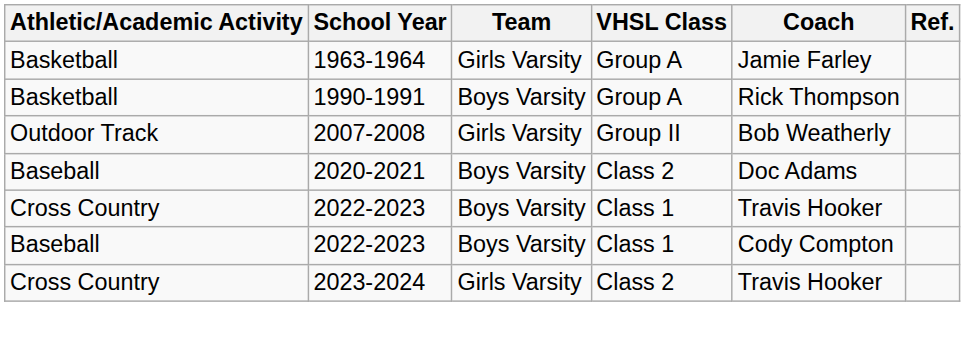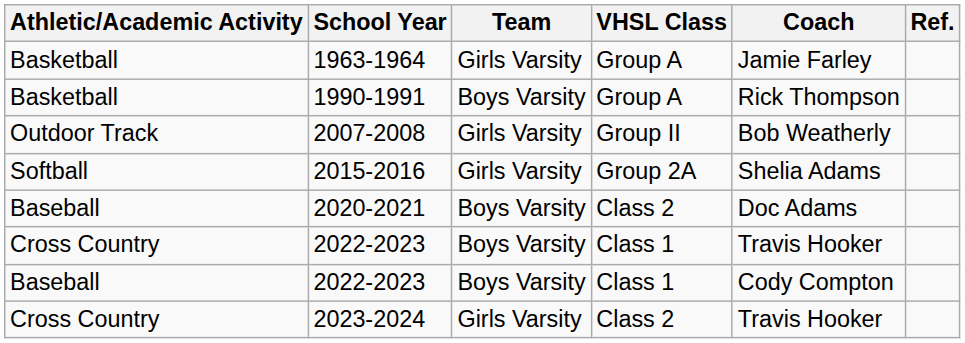+ row: (49, 171)
